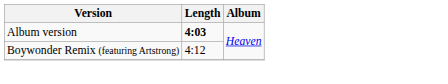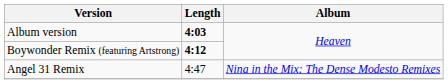(195, 50) normal -> (195, 50) bold
+ row: (46, 69)
